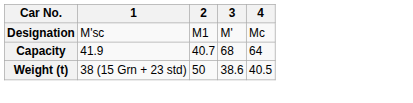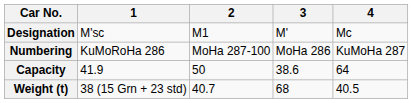+ row: (41, 51)
(204, 51) 40.7 -> (199, 70) 50
(227, 51) 68 -> (287, 70) 38.6
(199, 70) 50 -> (204, 88) 40.7
(232, 70) 38.6 -> (282, 88) 68
